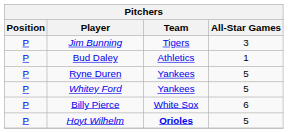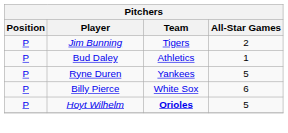(246, 43) 3 -> (246, 43) 2
- row: (95, 89)
